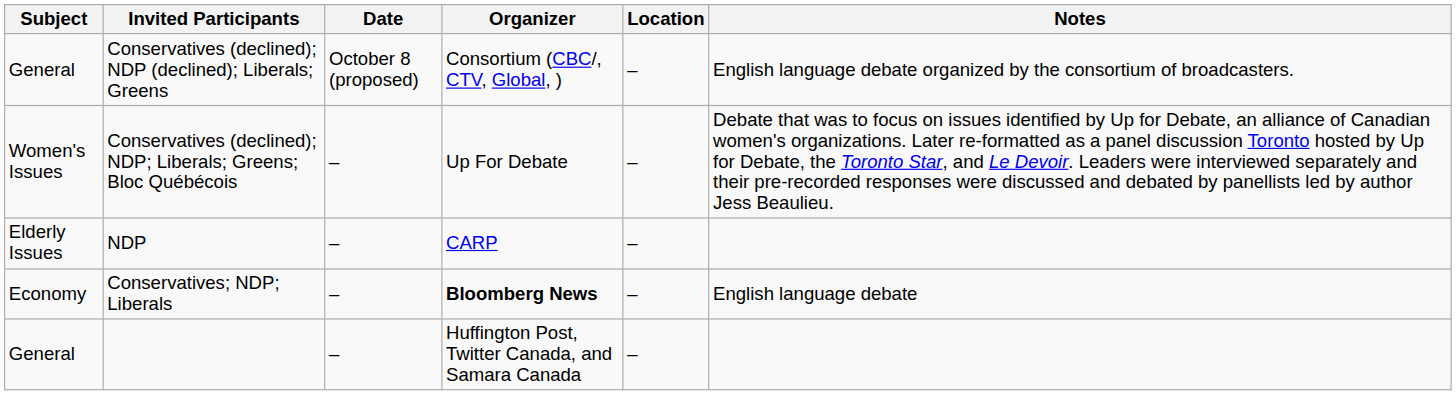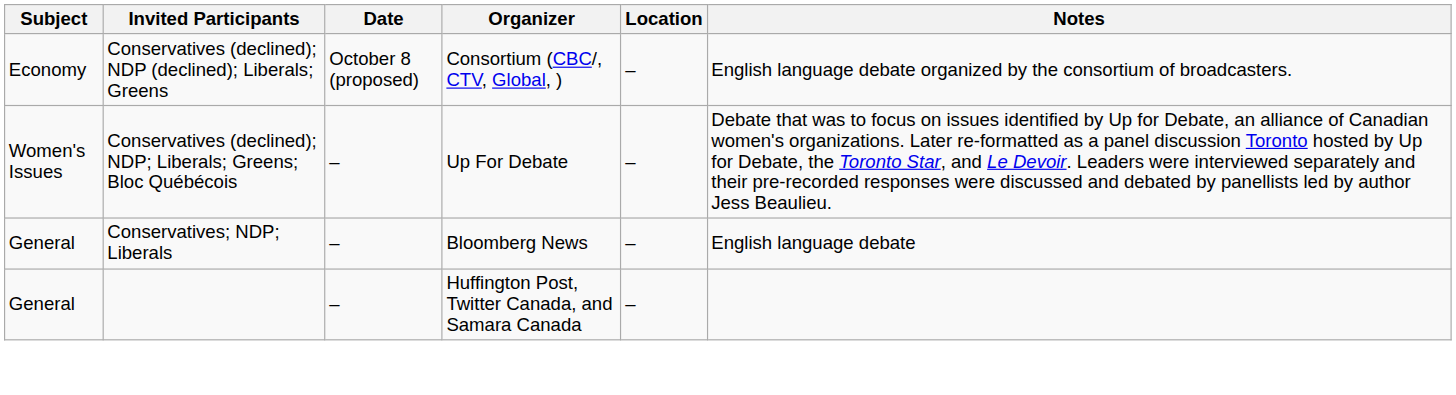(42, 69) General -> (48, 69) Economy
- row: (127, 243)
(48, 293) Economy -> (42, 243) General
(522, 293) bold -> (517, 243) normal
